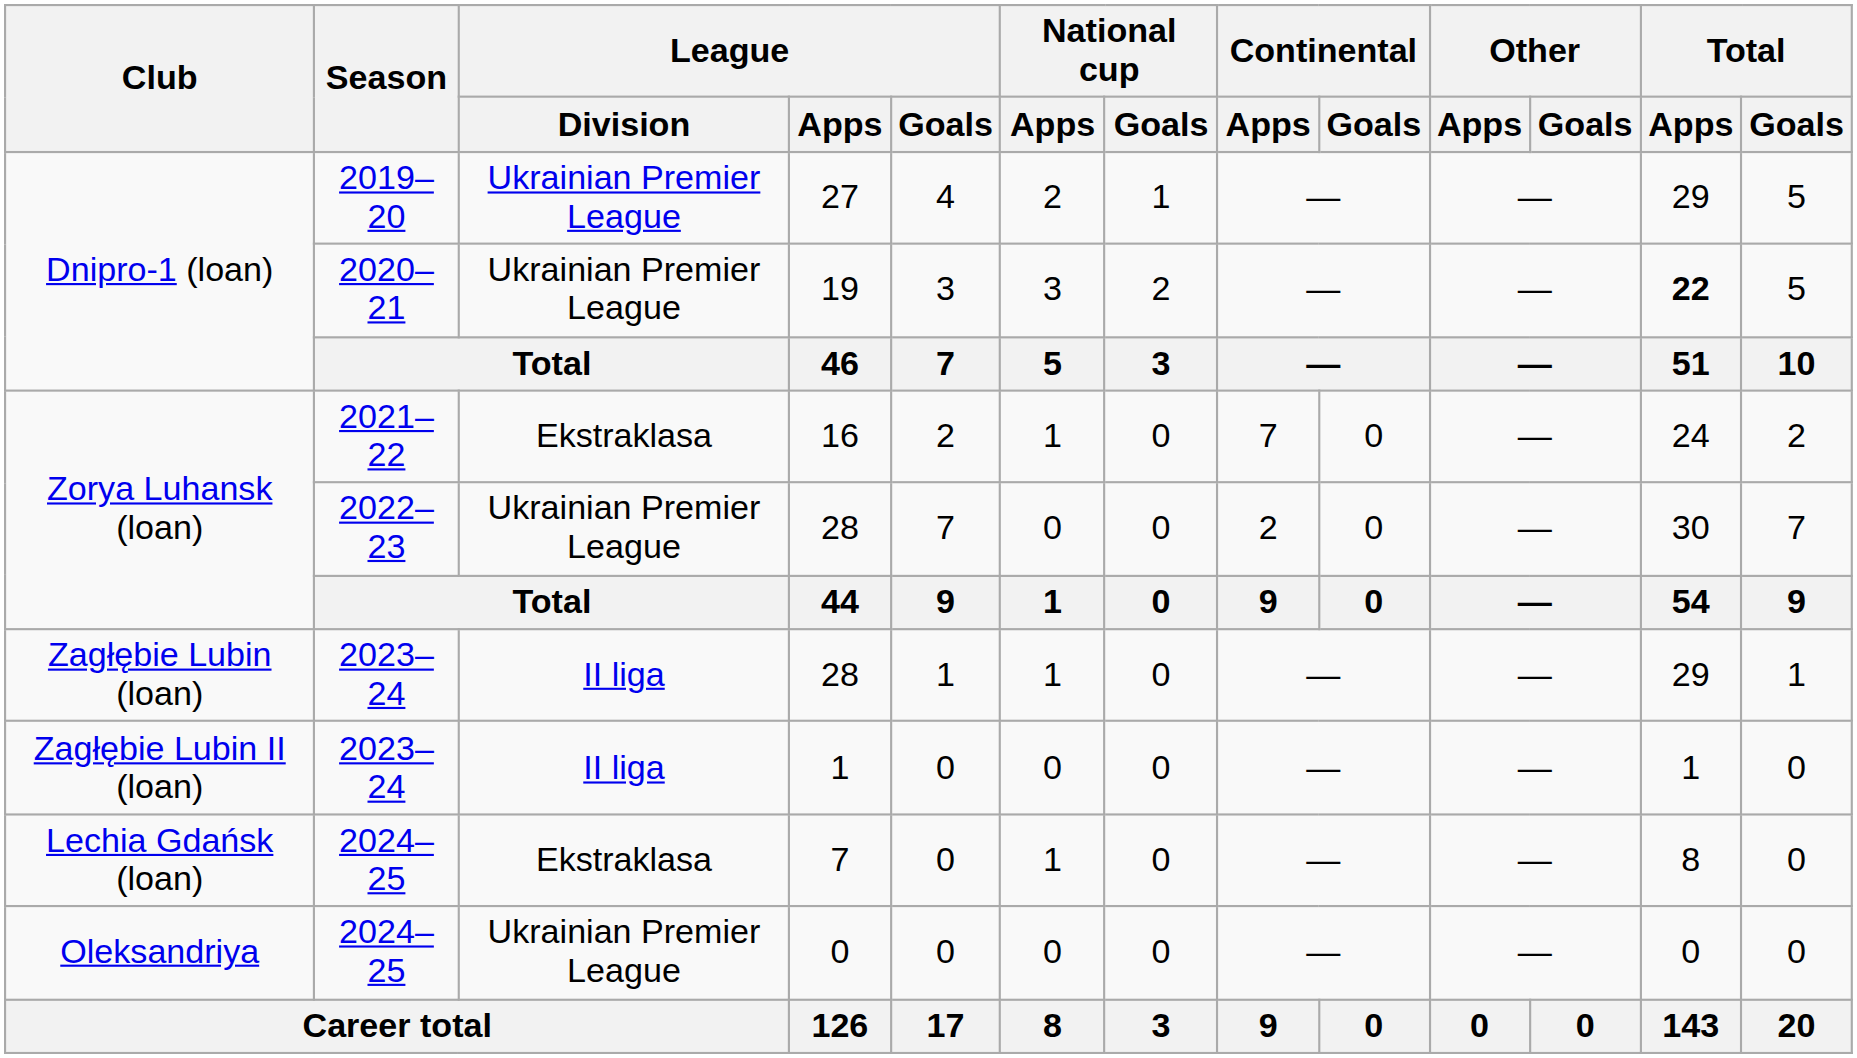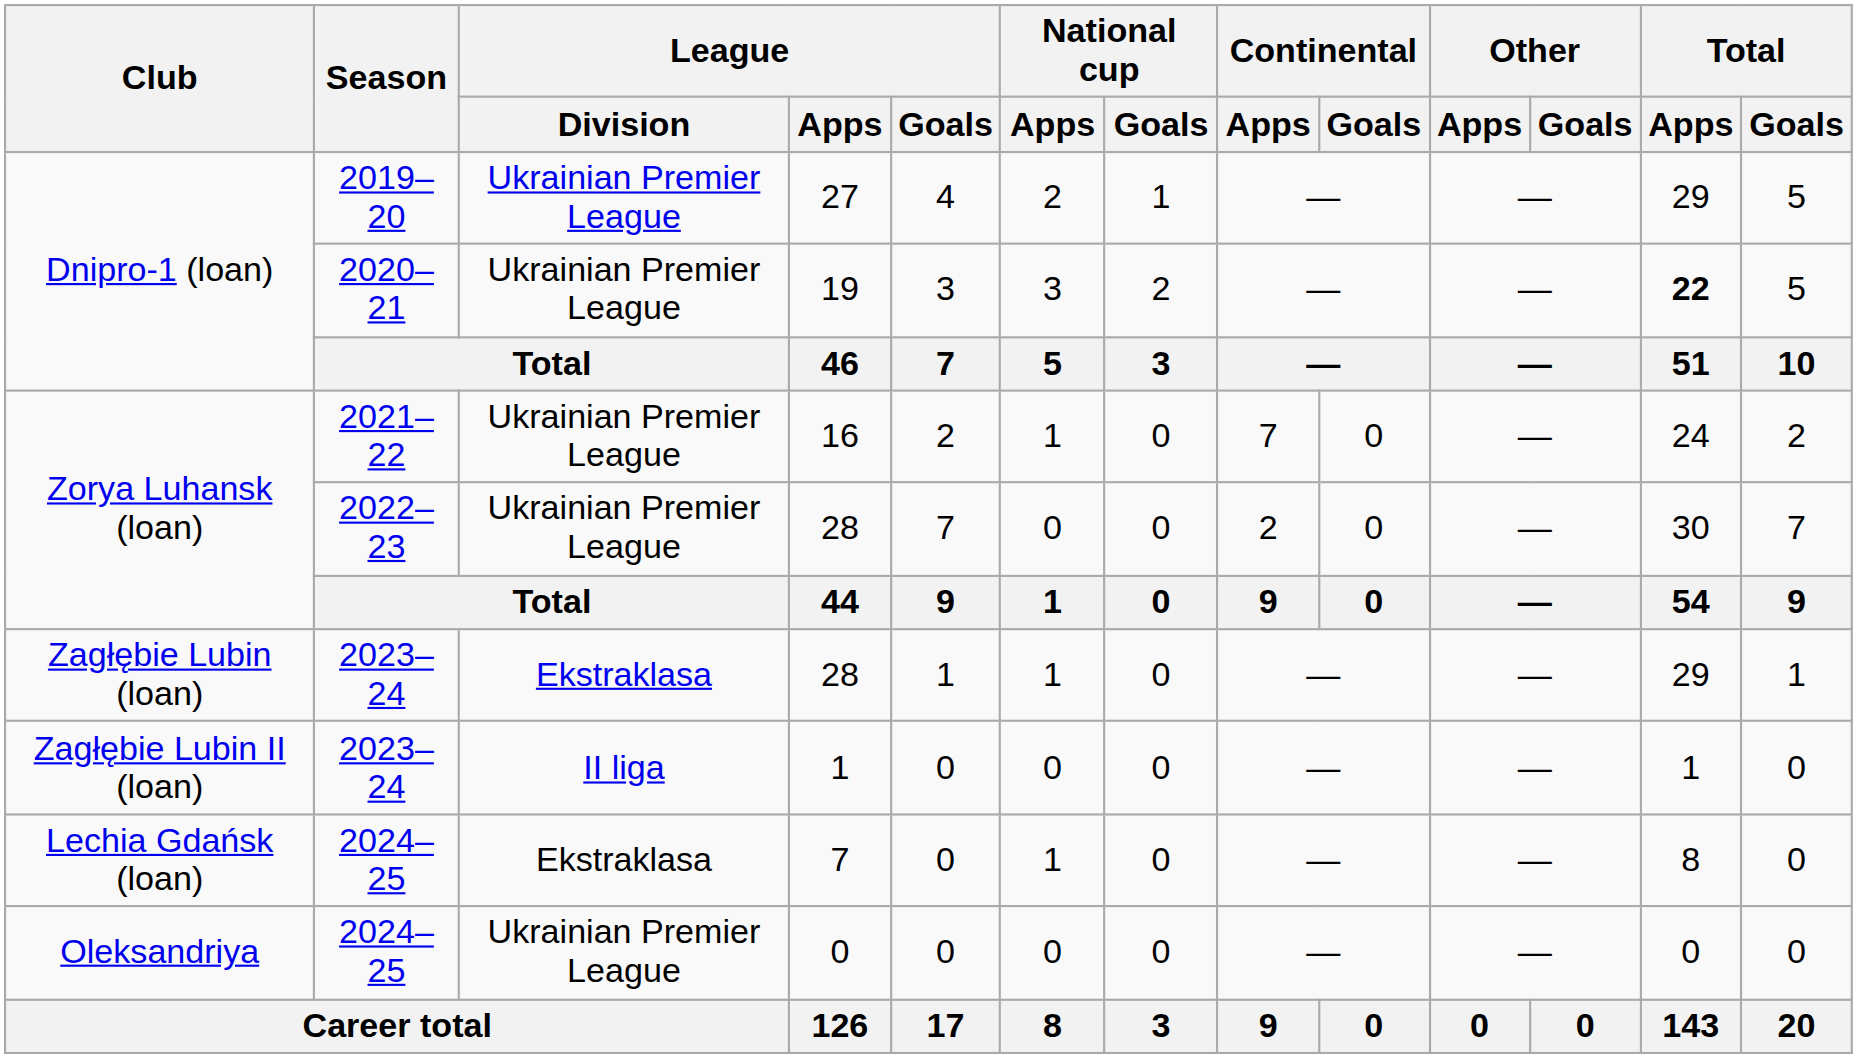(624, 435) Ekstraklasa -> (624, 435) Ukrainian Premier League
(624, 674) II liga -> (624, 674) Ekstraklasa
